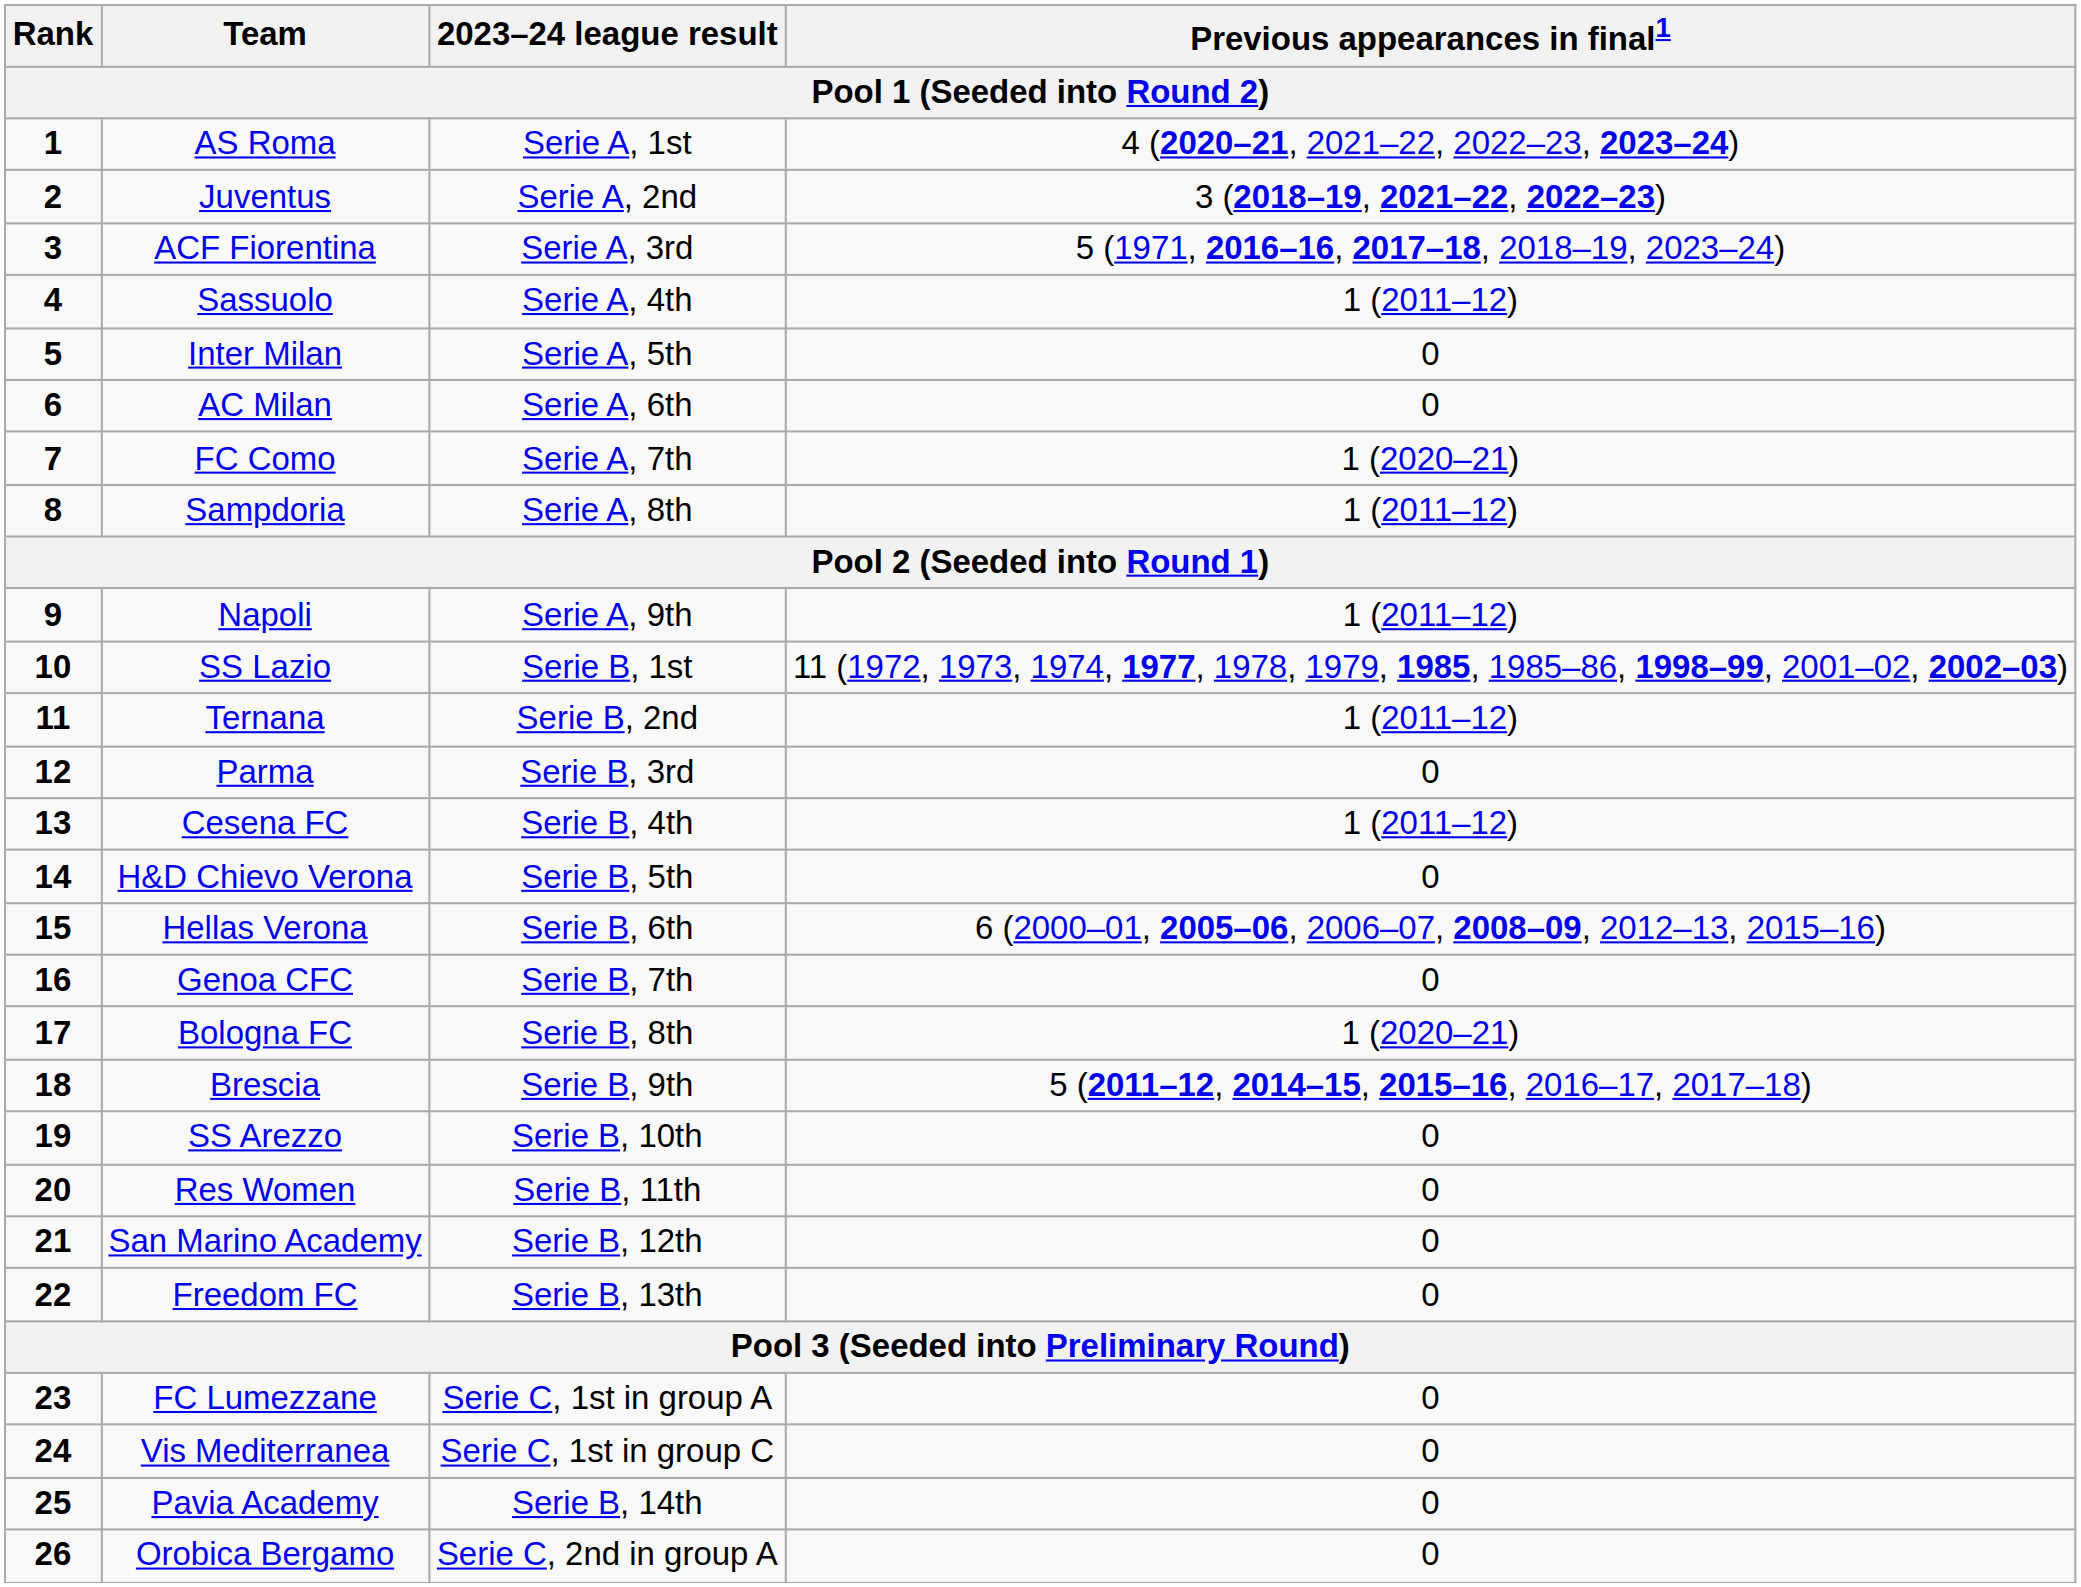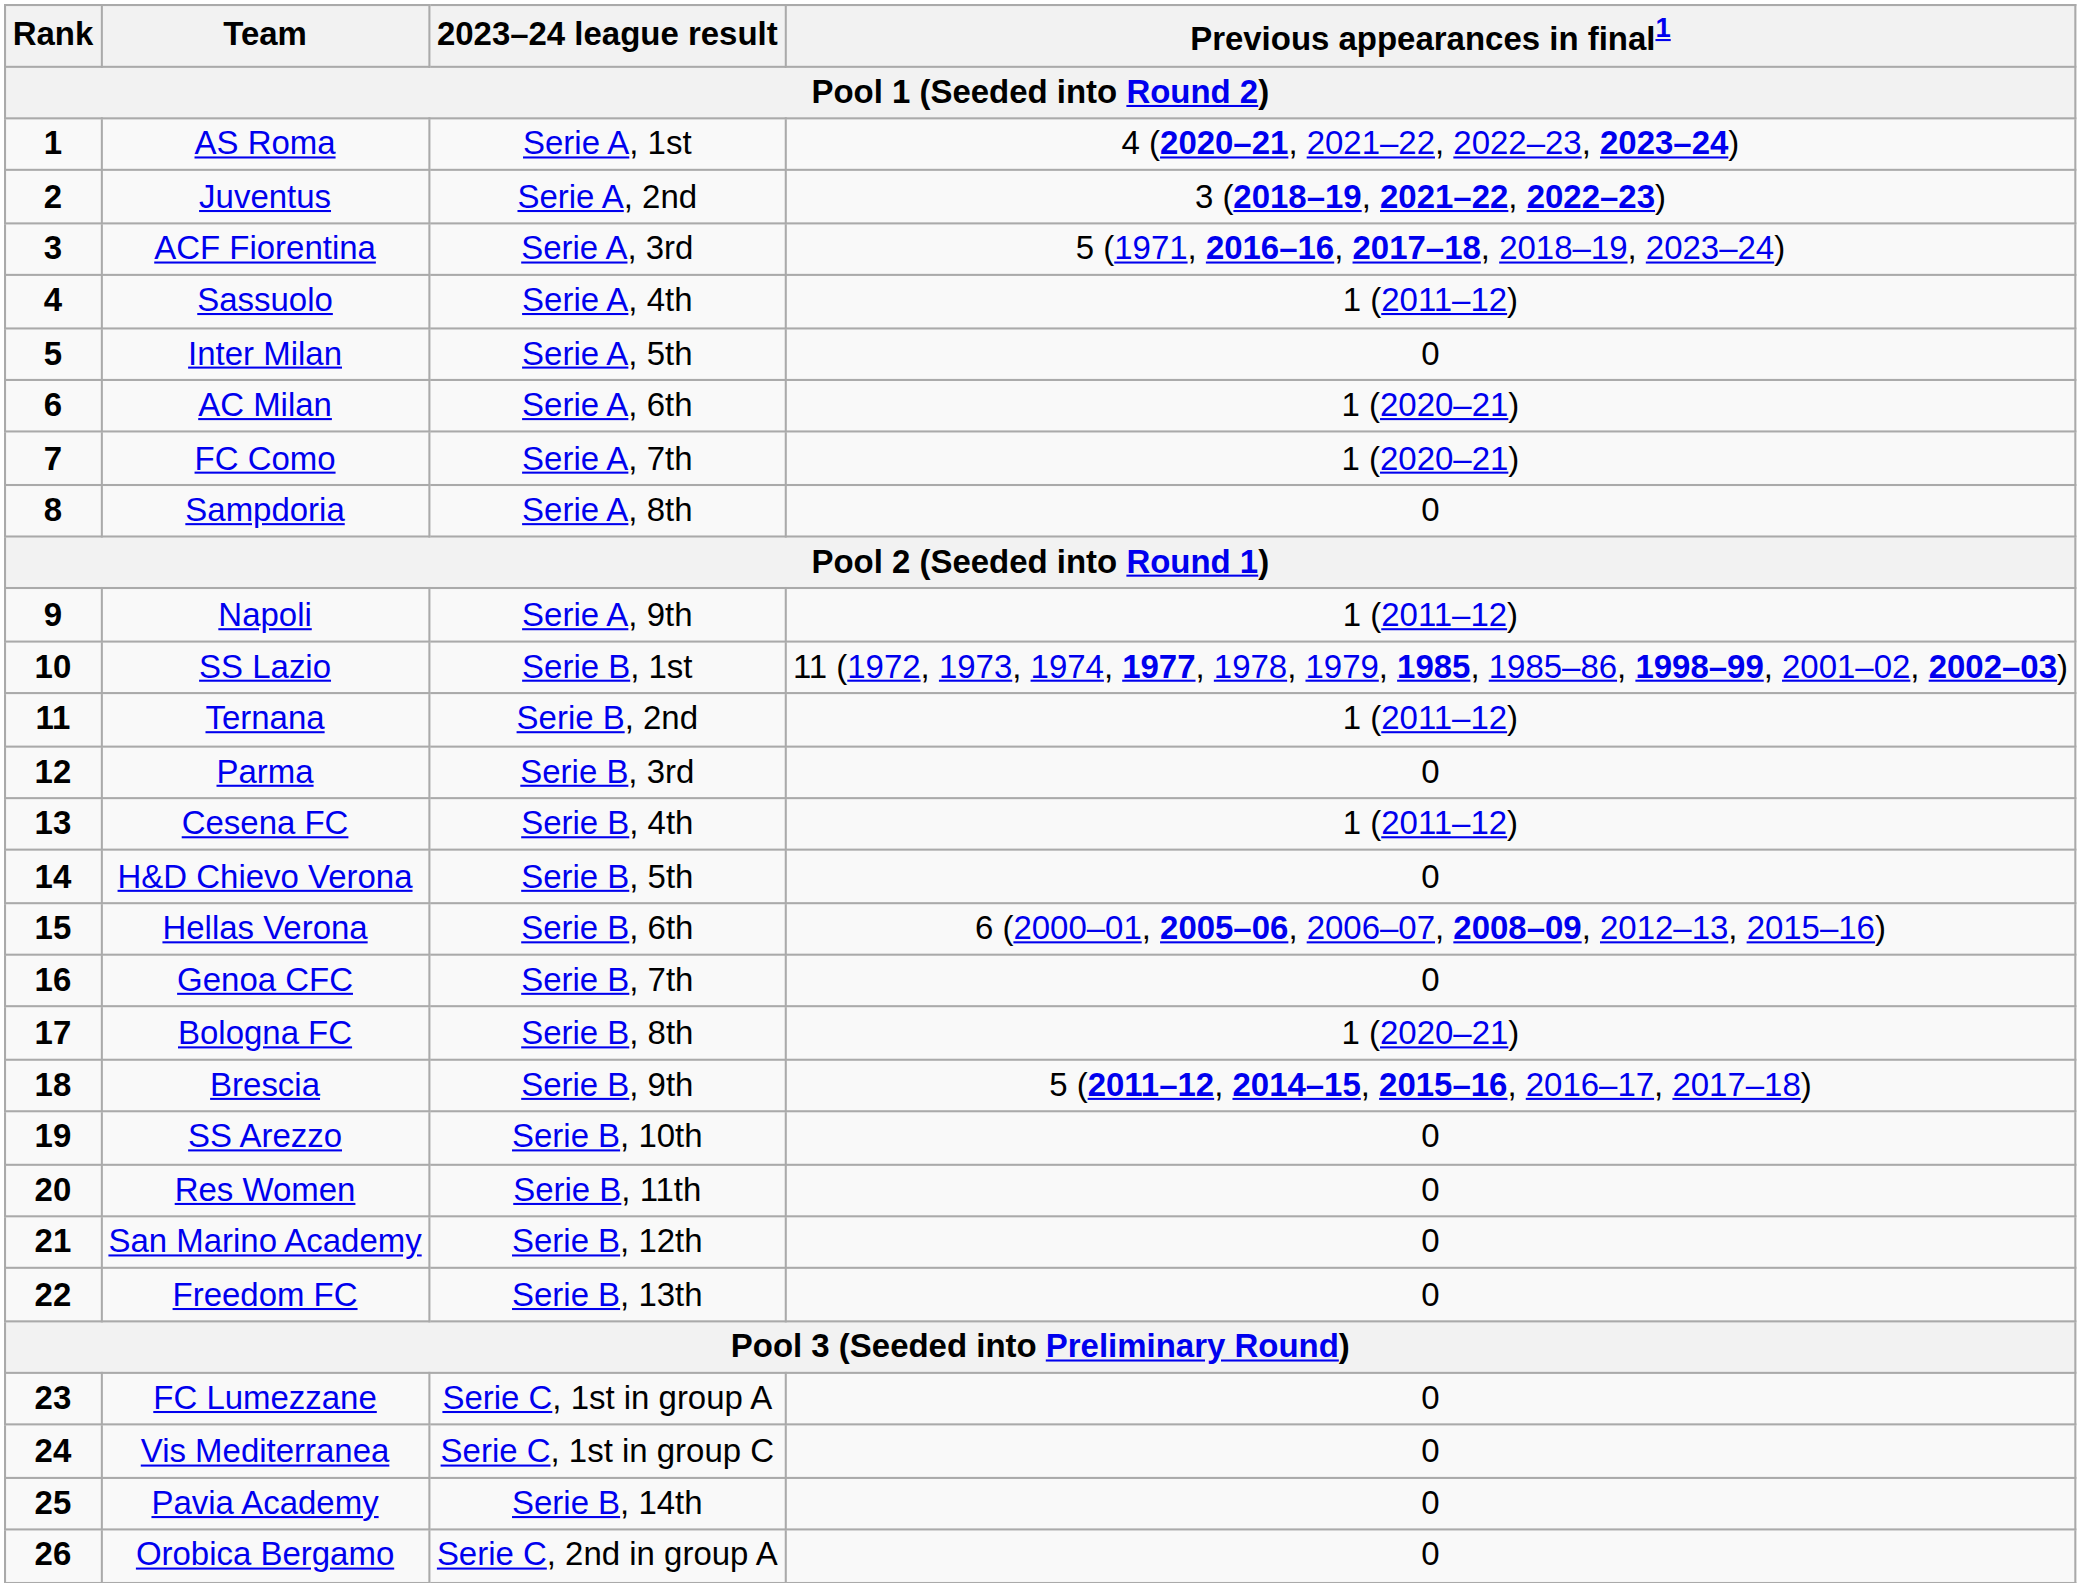(1430, 405) 0 -> (1430, 405) 1 (2020–21)
(1430, 510) 1 (2011–12) -> (1430, 510) 0
